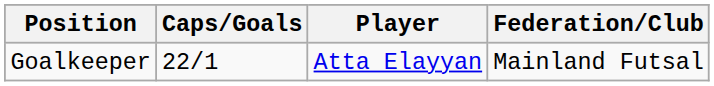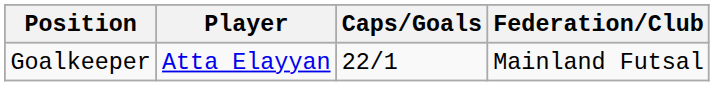columns swapped: (398, 24) <-> (232, 24)
